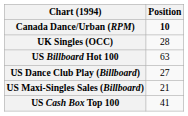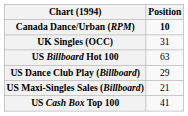(165, 42) 28 -> (165, 42) 31
(165, 73) 27 -> (165, 73) 29
